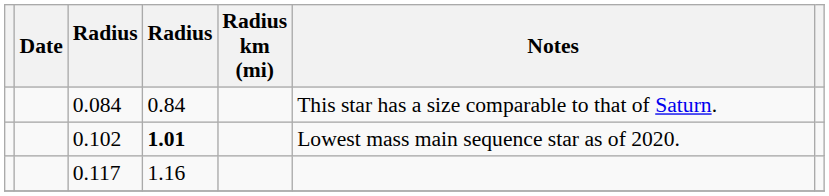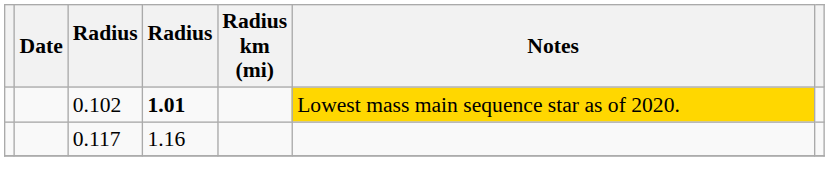- row: (97, 104)
(488, 138) no background -> (488, 104) gold background
